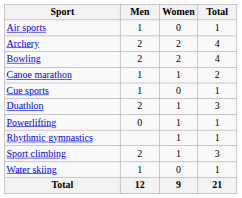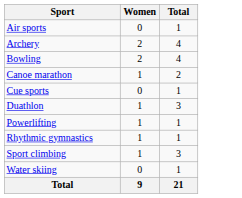- column: (140, 12)
